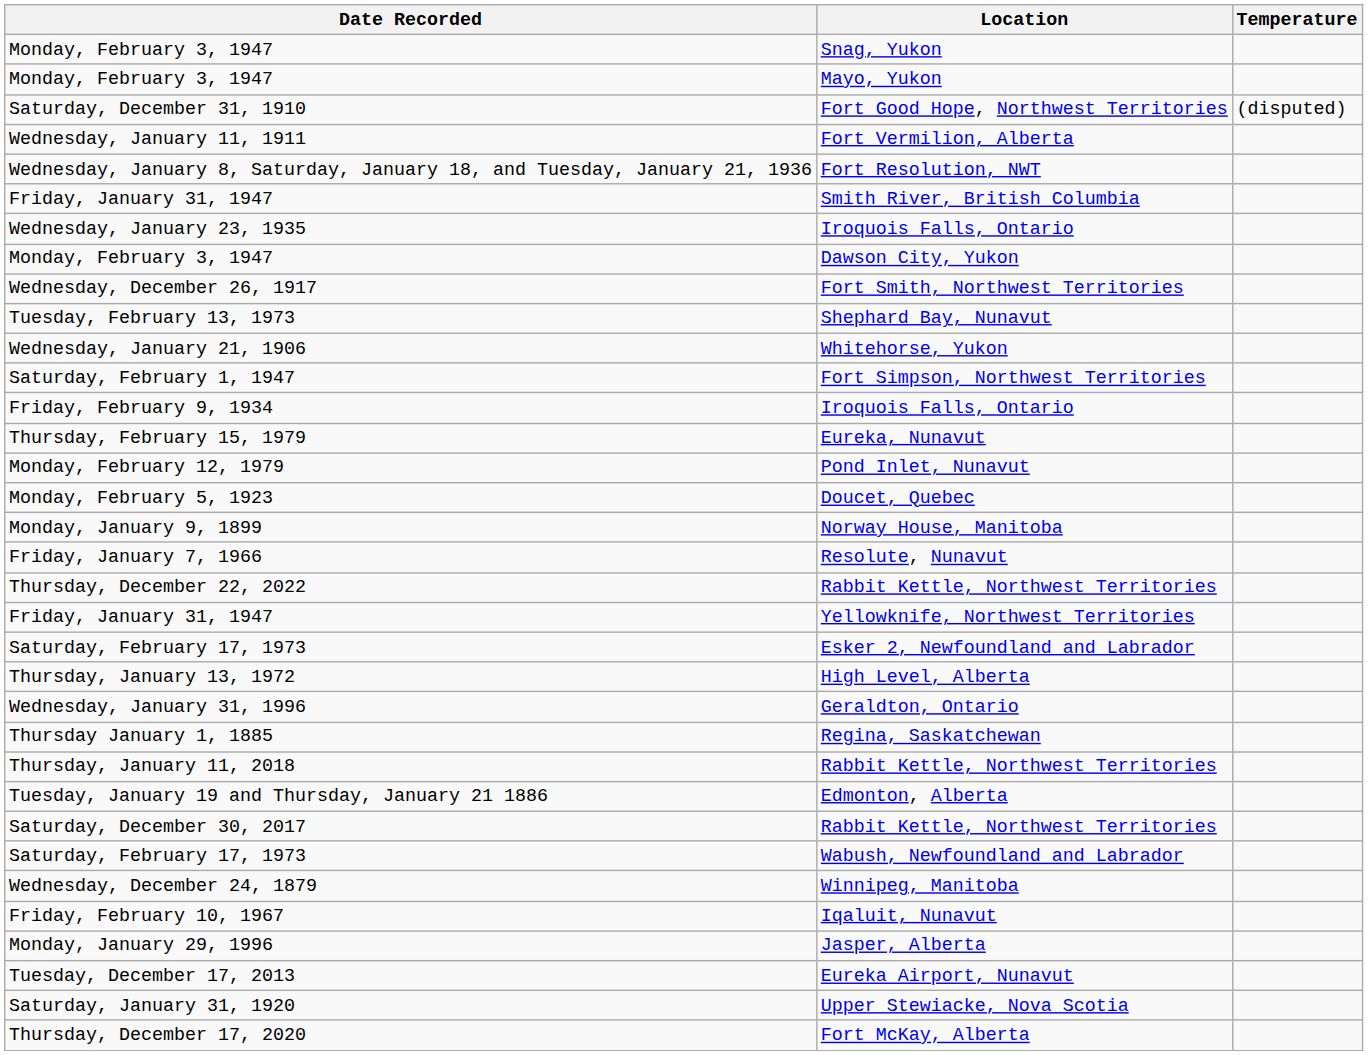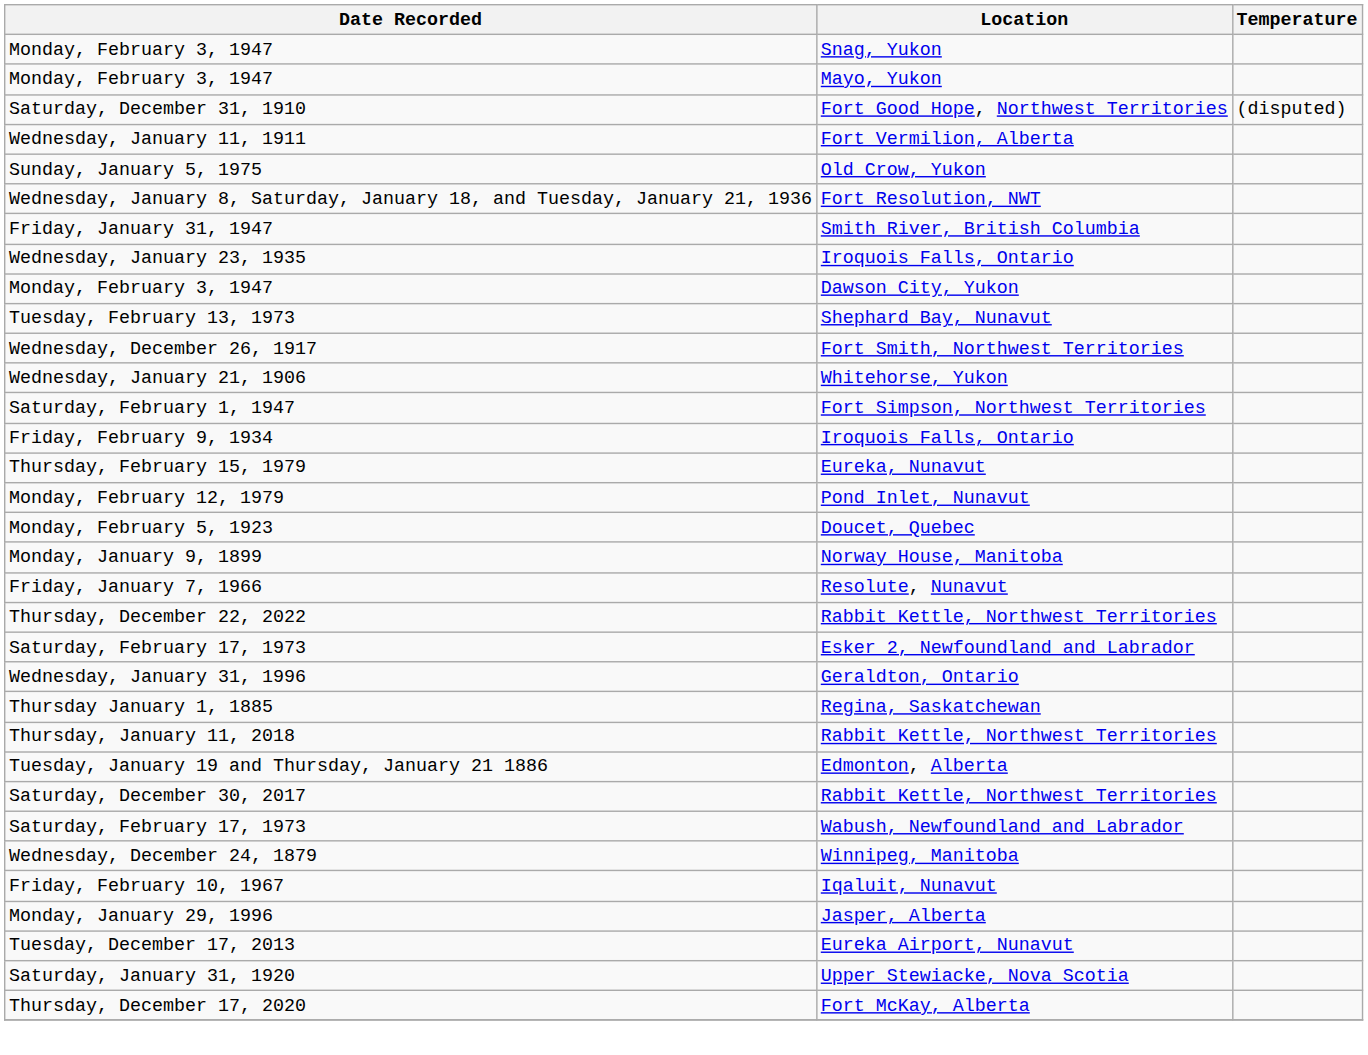+ row: (136, 169)
rows swapped: (152, 318) <-> (163, 289)
- row: (141, 617)
- row: (152, 677)
